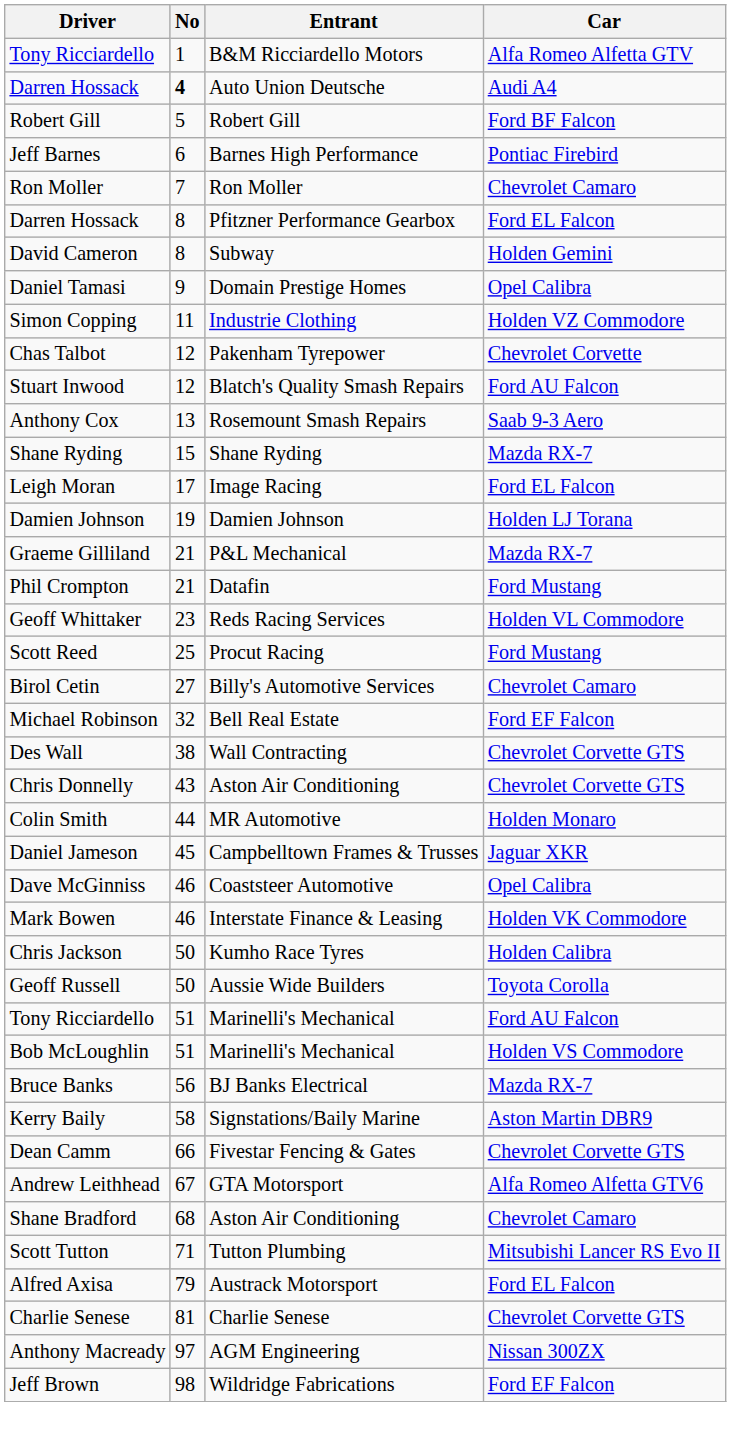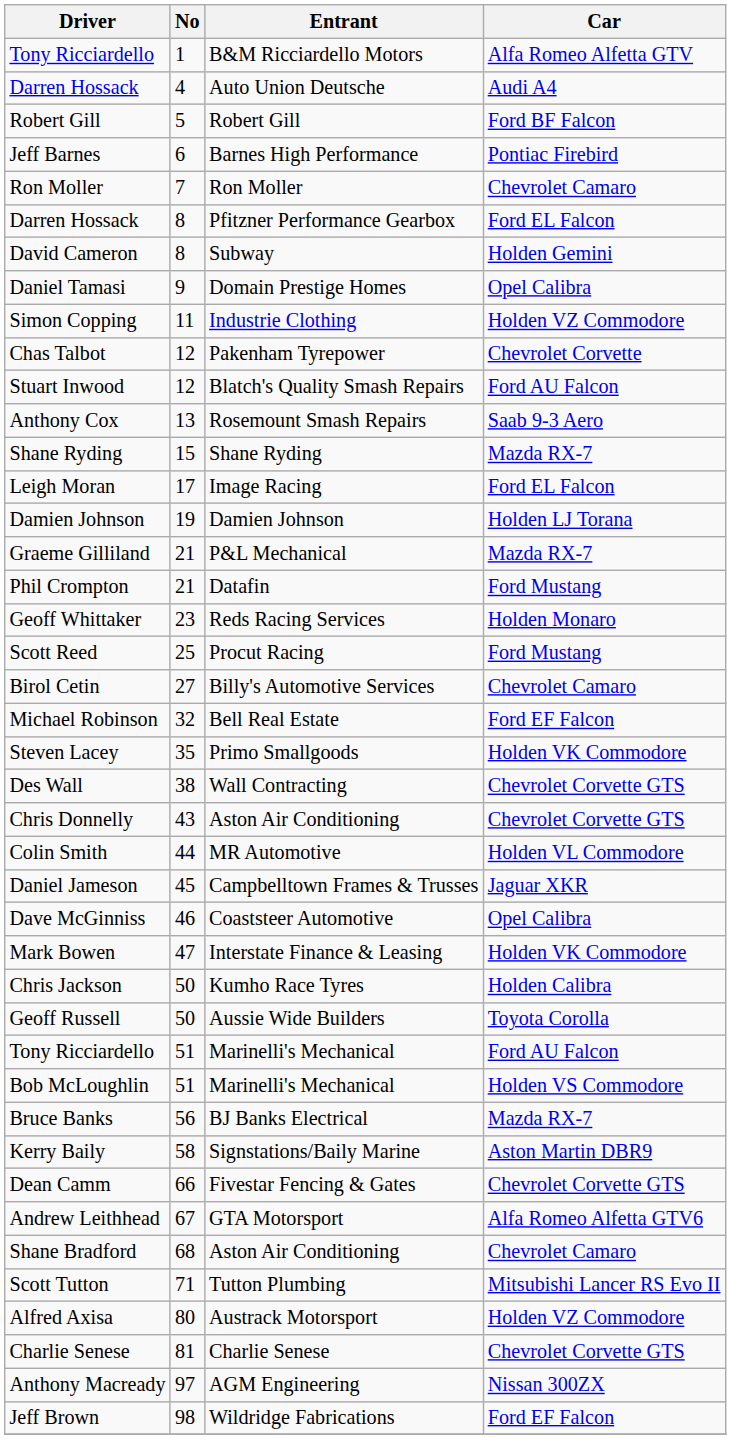(180, 88) bold -> (180, 88) normal
(586, 620) Holden VL Commodore -> (552, 620) Holden Monaro
+ row: (64, 753)
(552, 819) Holden Monaro -> (586, 852) Holden VL Commodore
(185, 919) 46 -> (185, 952) 47
(185, 1285) 79 -> (185, 1318) 80
(551, 1285) Ford EL Falcon -> (586, 1318) Holden VZ Commodore
